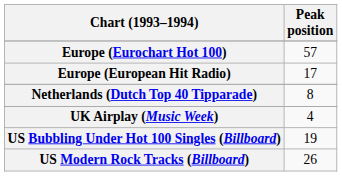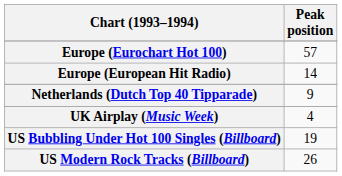(310, 73) 17 -> (310, 73) 14
(310, 95) 8 -> (310, 95) 9
